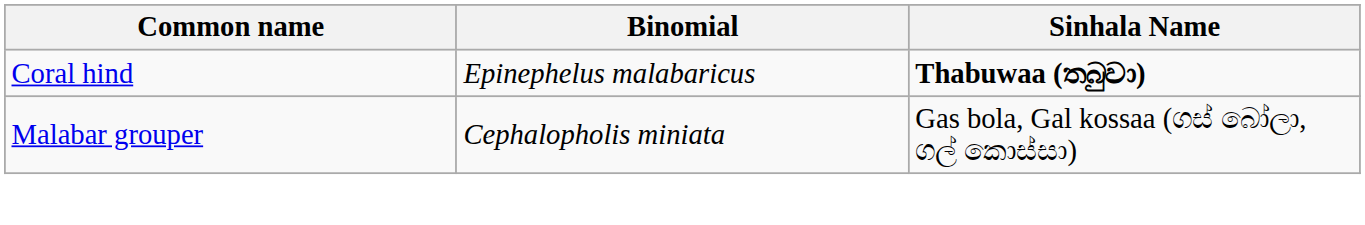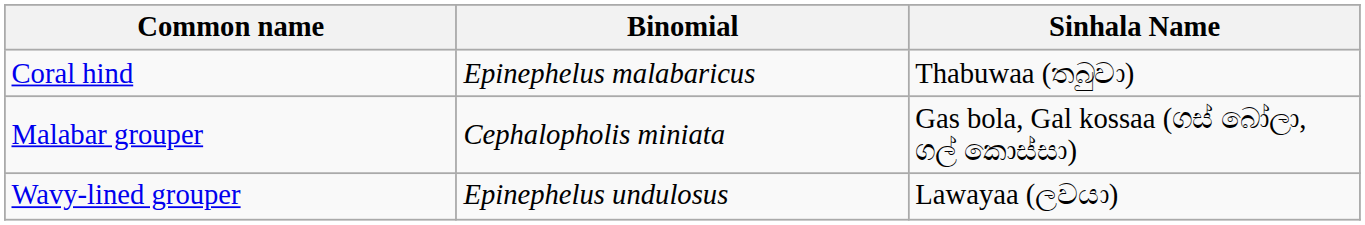(1030, 72) bold -> (1025, 72) normal
+ row: (126, 195)
